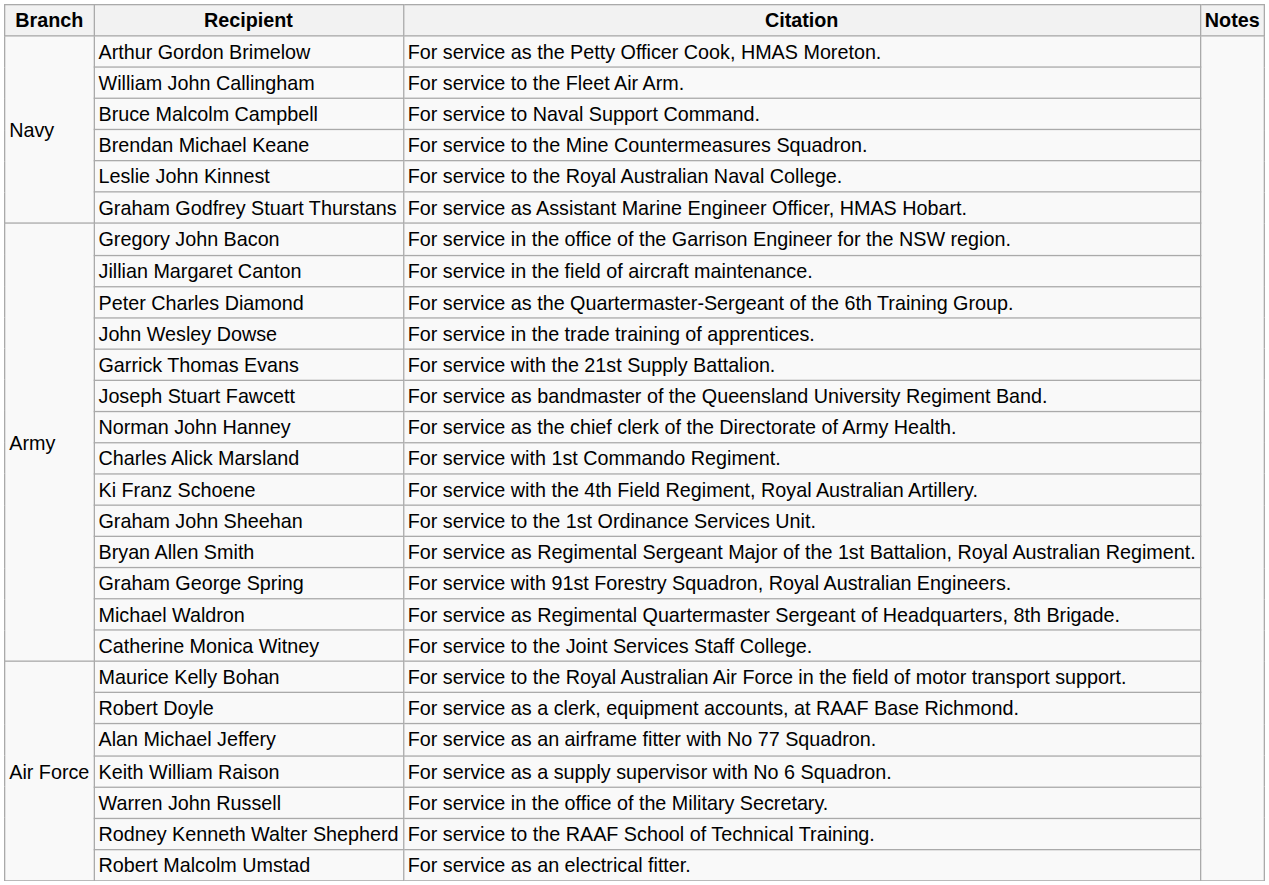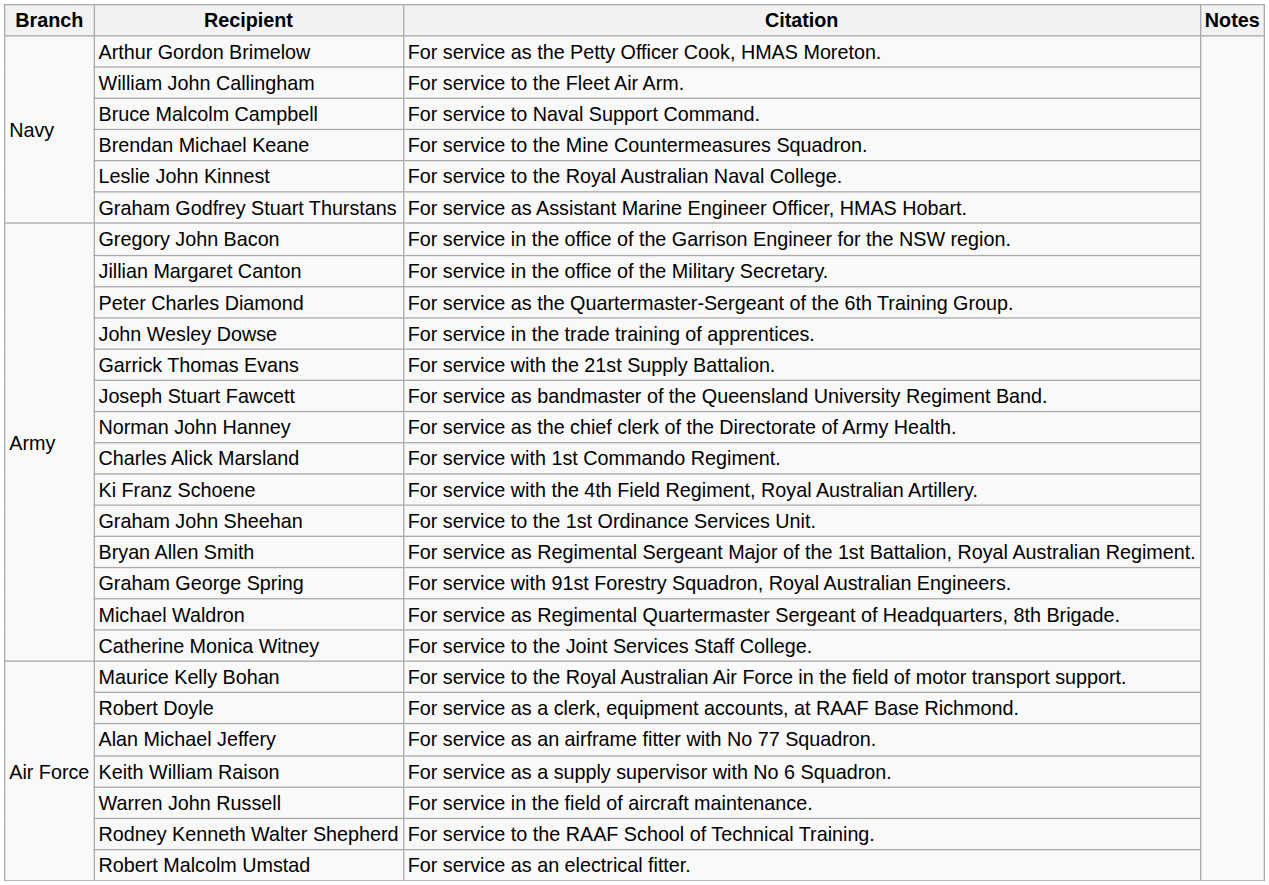(610, 271) For service in the field of aircraft maintenance. -> (618, 271) For service in the office of the Military Secretary.
(618, 803) For service in the office of the Military Secretary. -> (610, 803) For service in the field of aircraft maintenance.
